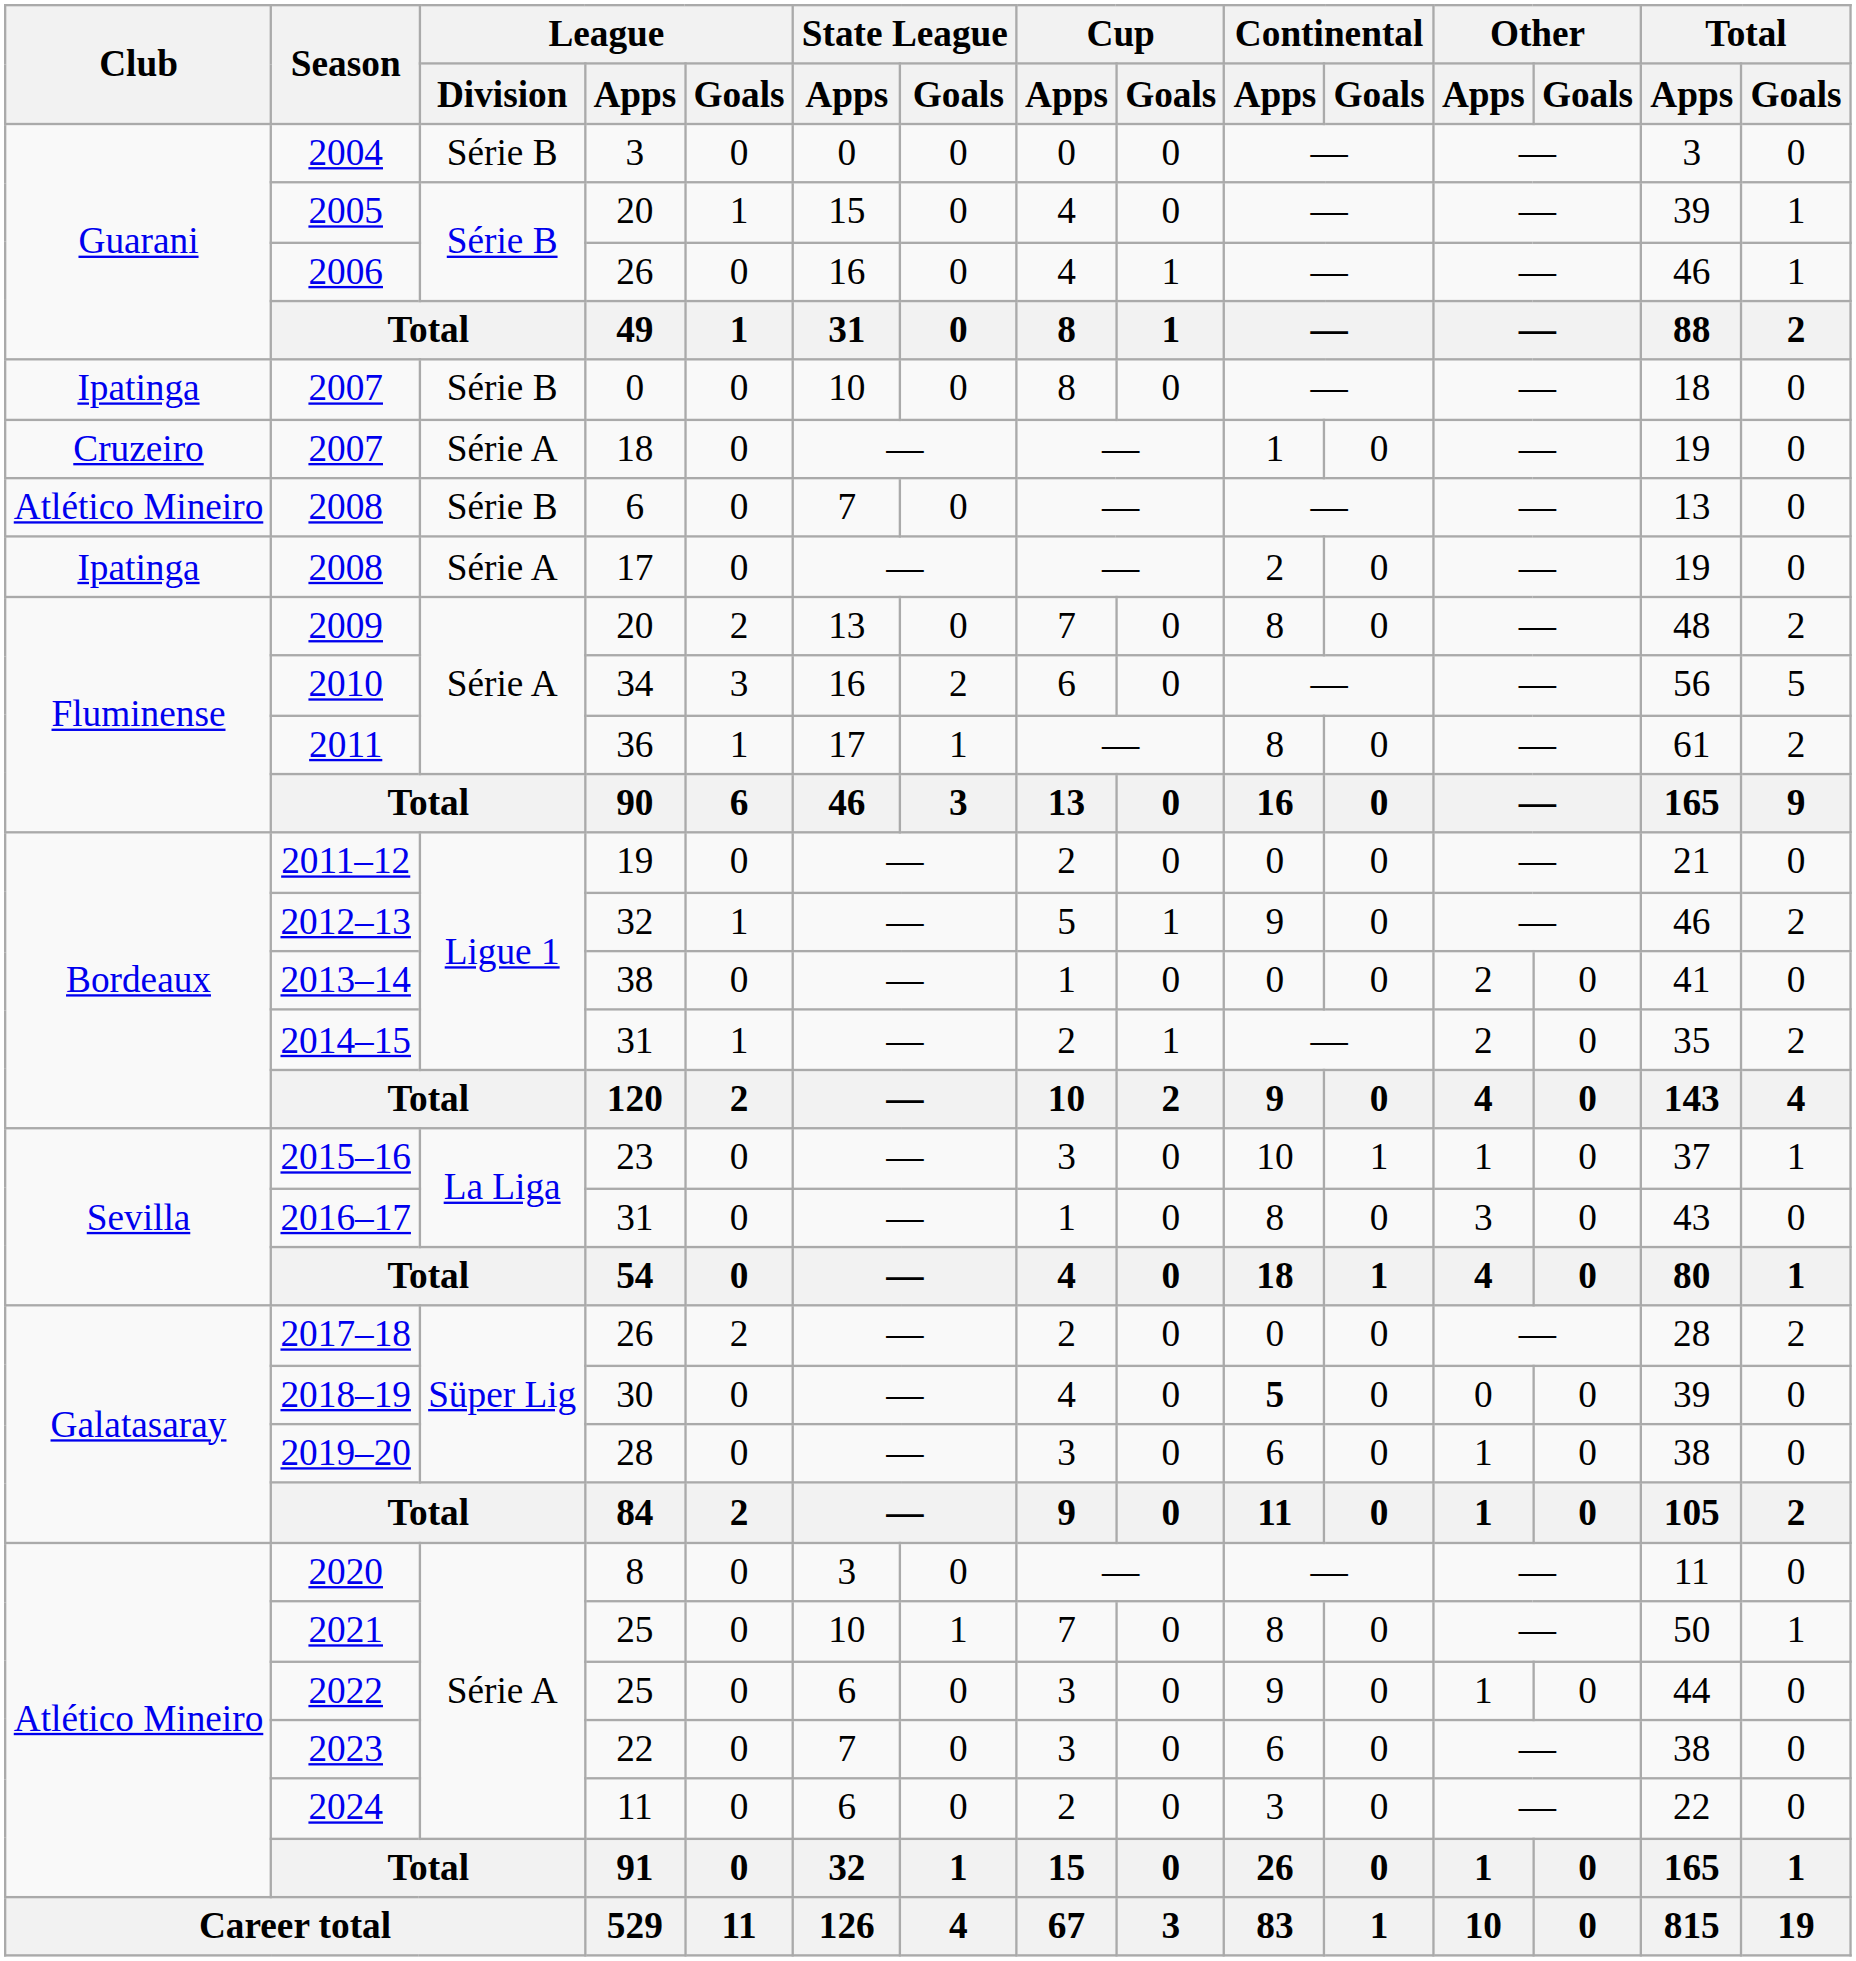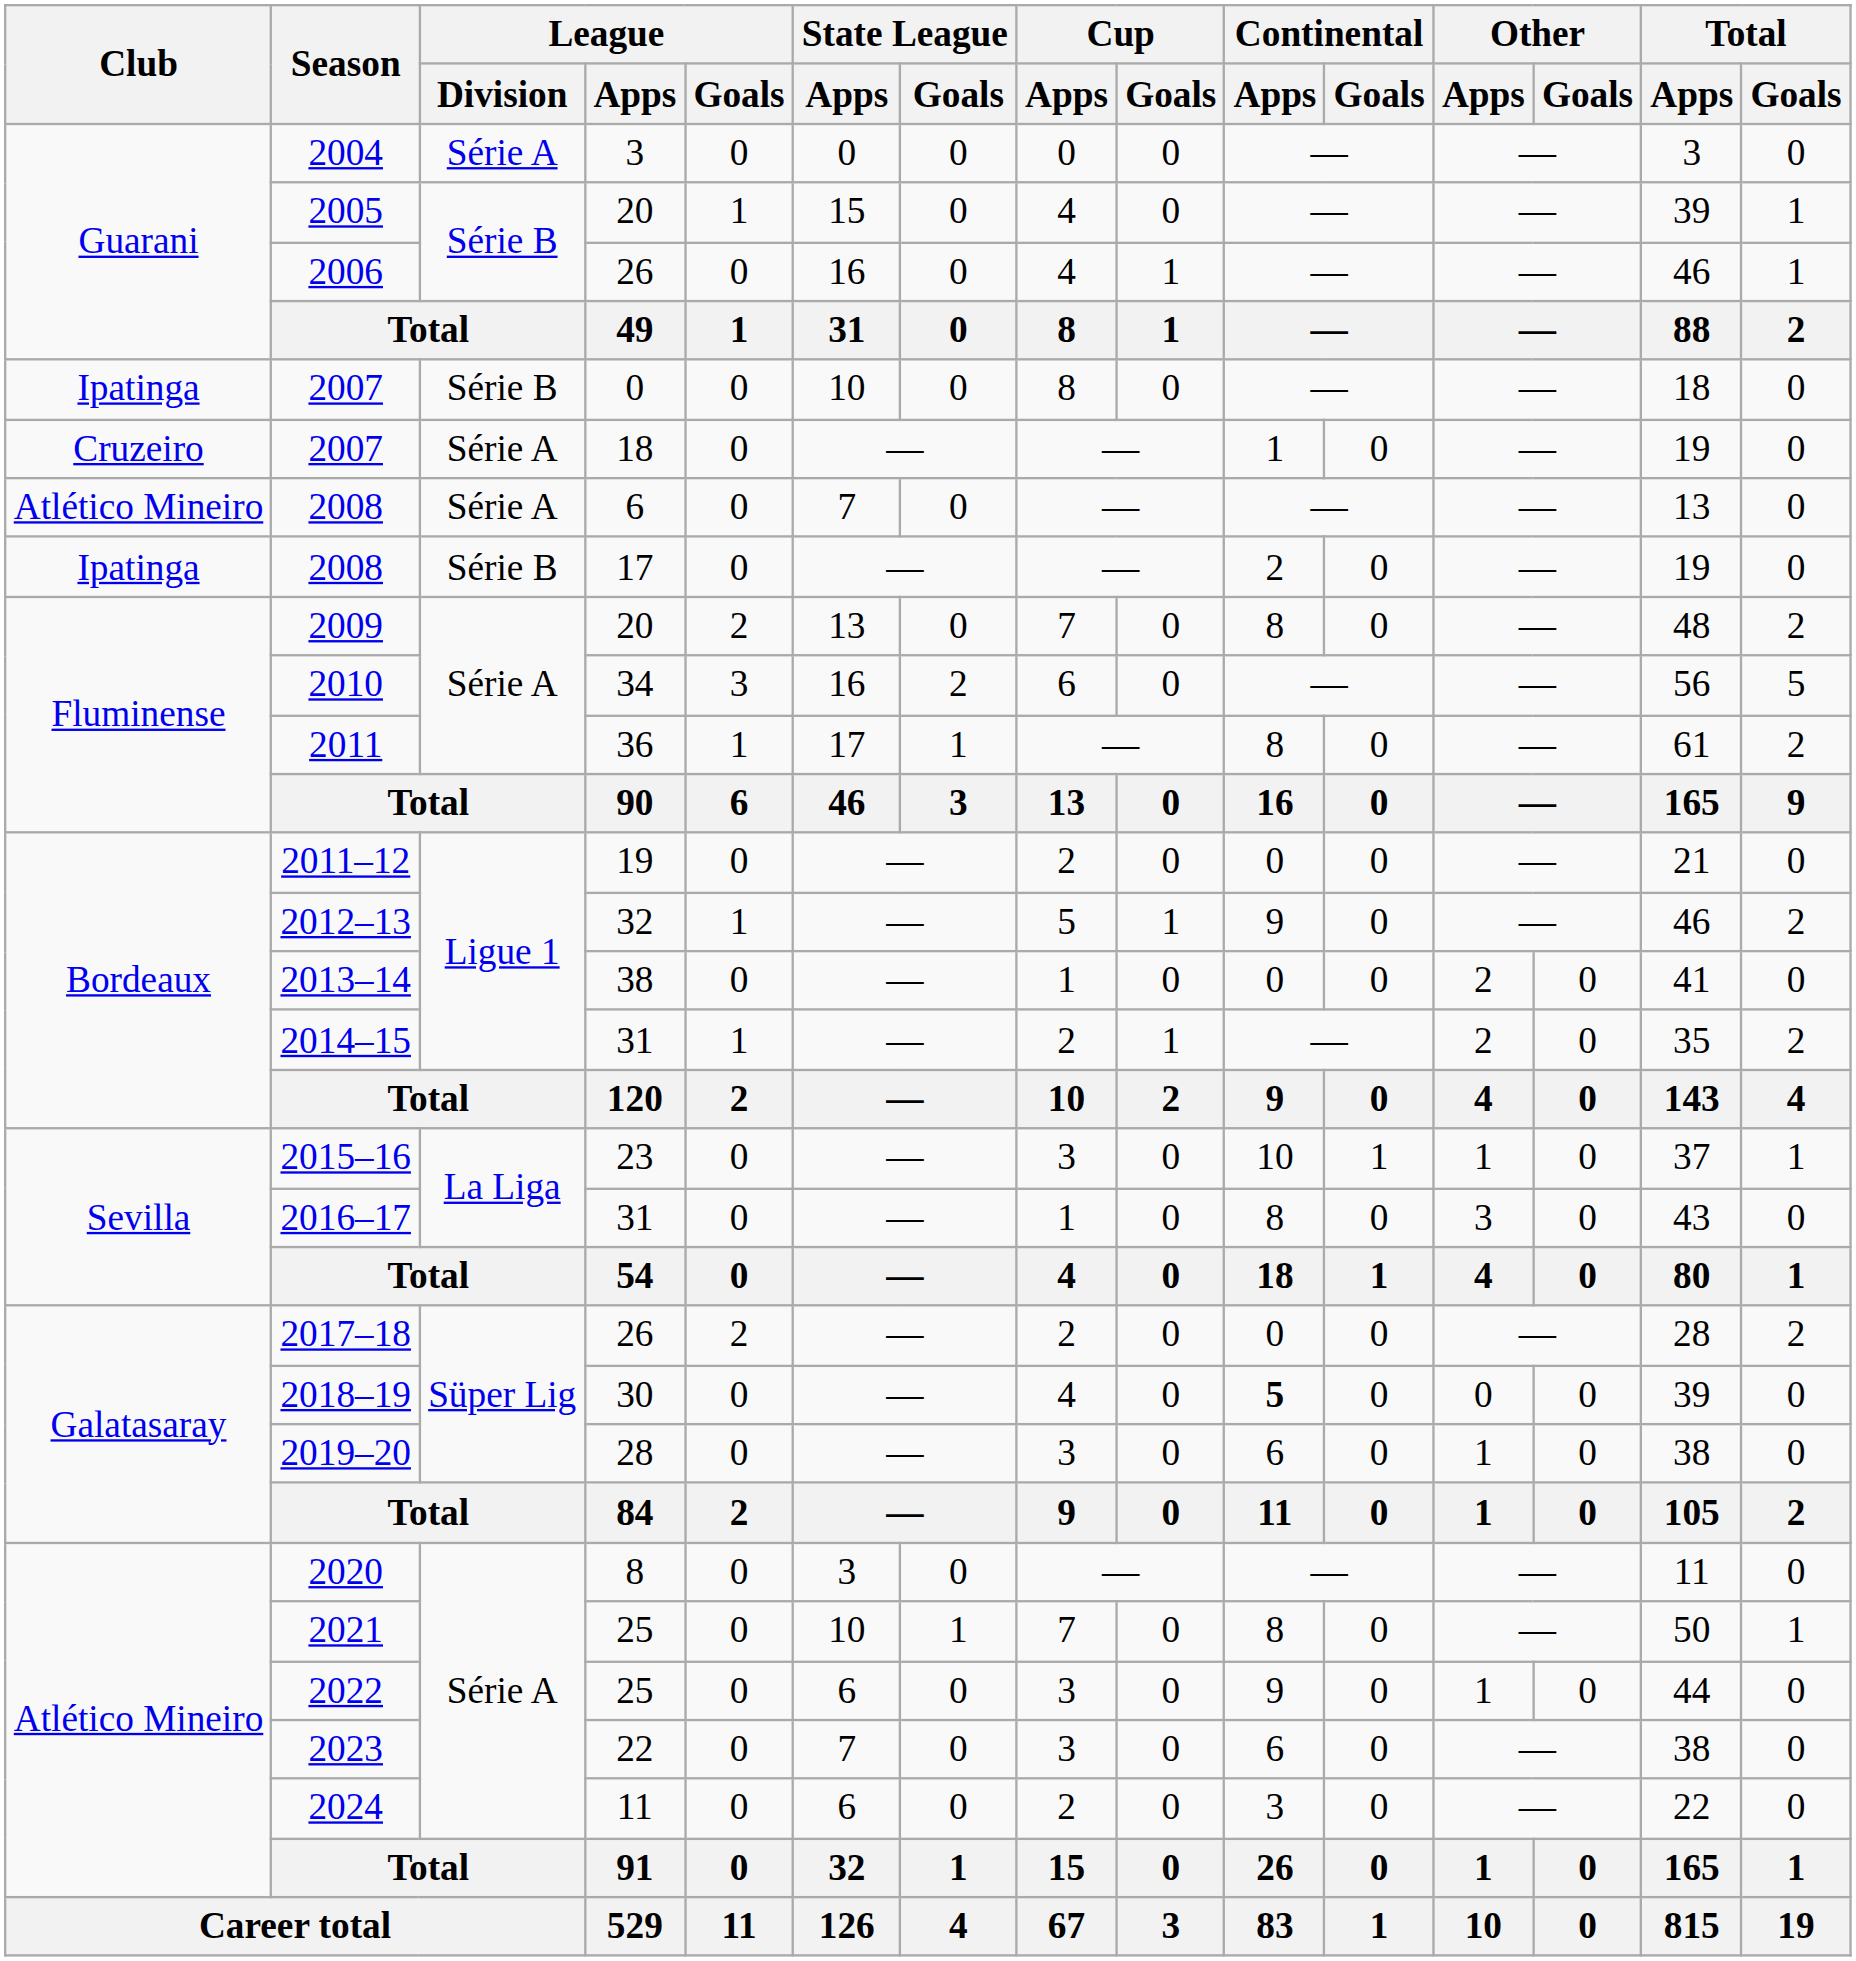(502, 152) Série B -> (502, 152) Série A
(502, 507) Série B -> (502, 507) Série A
(502, 566) Série A -> (502, 566) Série B
